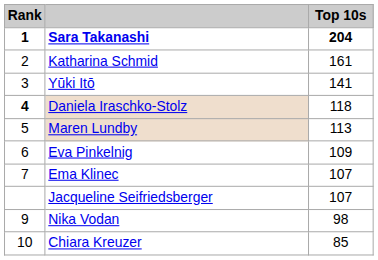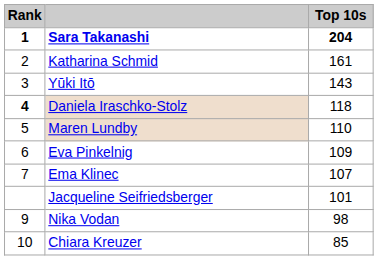(341, 83) 141 -> (341, 83) 143
(341, 129) 113 -> (341, 129) 110
(341, 197) 107 -> (341, 197) 101
